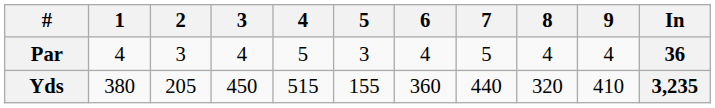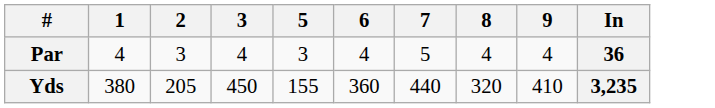- column: (303, 20)
